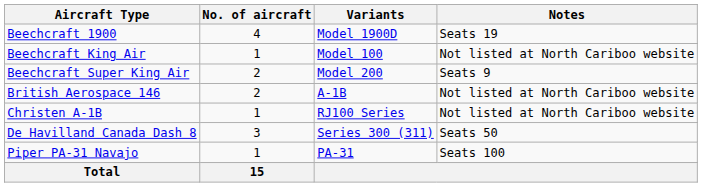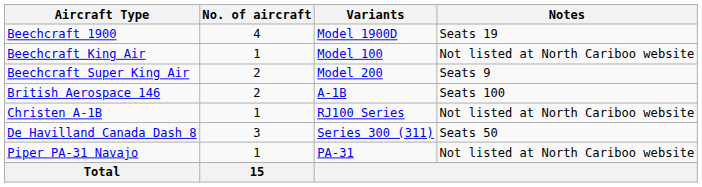(567, 93) Not listed at North Cariboo website -> (472, 93) Seats 100
(472, 152) Seats 100 -> (567, 152) Not listed at North Cariboo website
